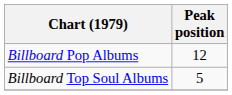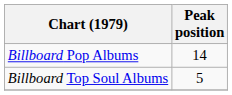(200, 55) 12 -> (200, 55) 14
